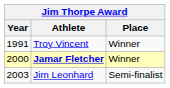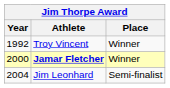(18, 43) 1991 -> (18, 43) 1992
(18, 75) 2003 -> (18, 75) 2004
